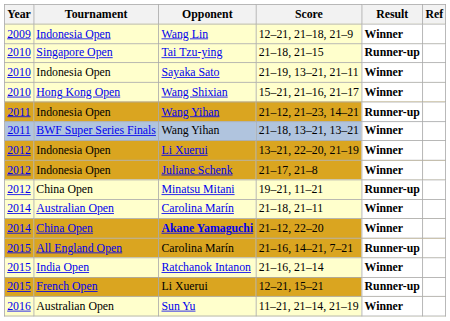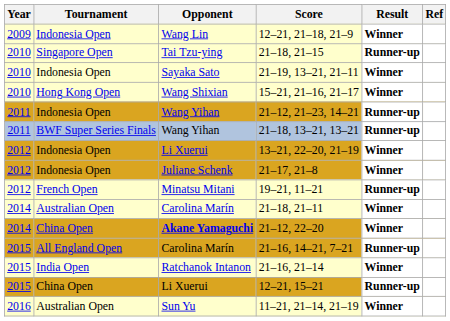(384, 131) Winner -> (392, 131) Runner-up
(65, 189) China Open -> (67, 189) French Open
(67, 287) French Open -> (65, 287) China Open
